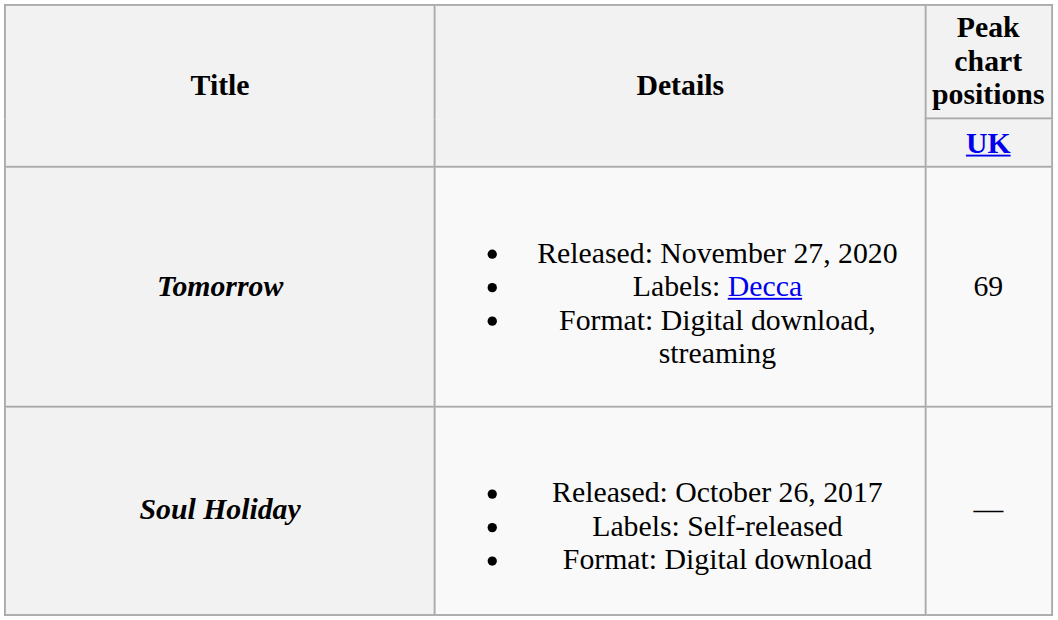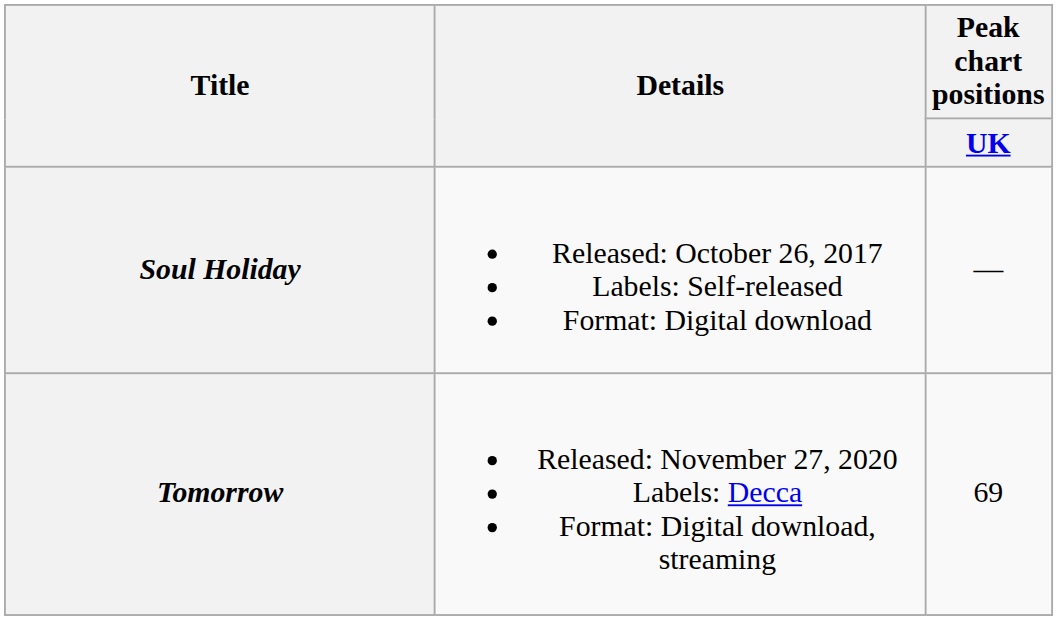rows swapped: (220, 510) <-> (220, 286)
